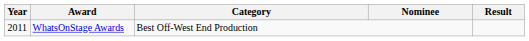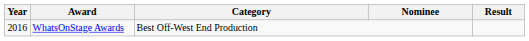(17, 28) 2011 -> (17, 28) 2016
